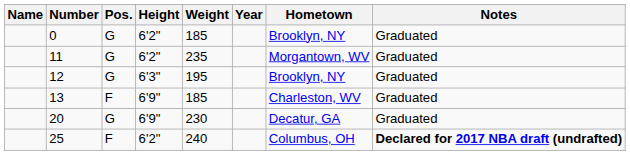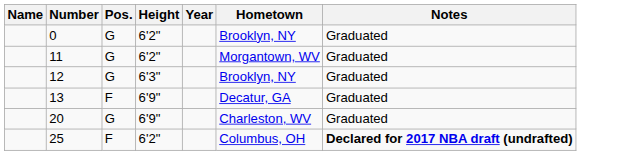- column: (207, 14)
(315, 98) Charleston, WV -> (255, 98) Decatur, GA
(305, 118) Decatur, GA -> (265, 118) Charleston, WV
